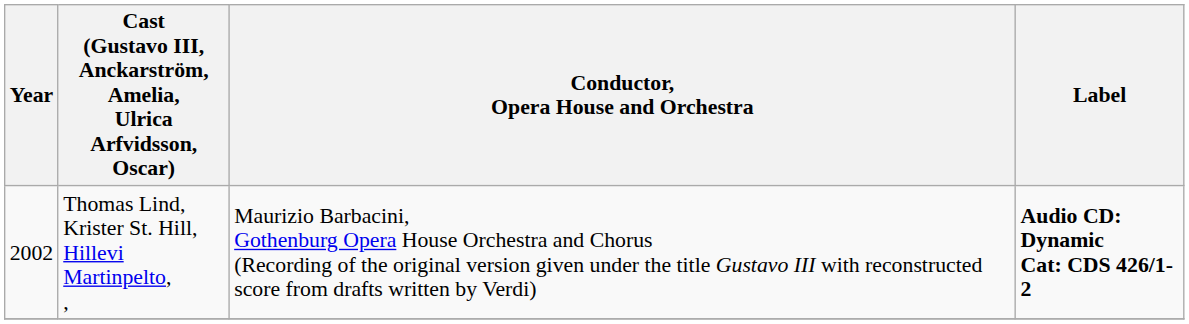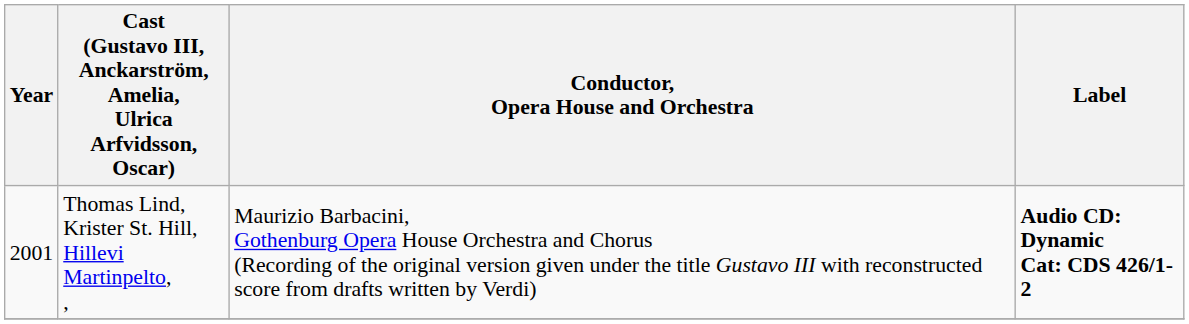(31, 252) 2002 -> (31, 252) 2001
